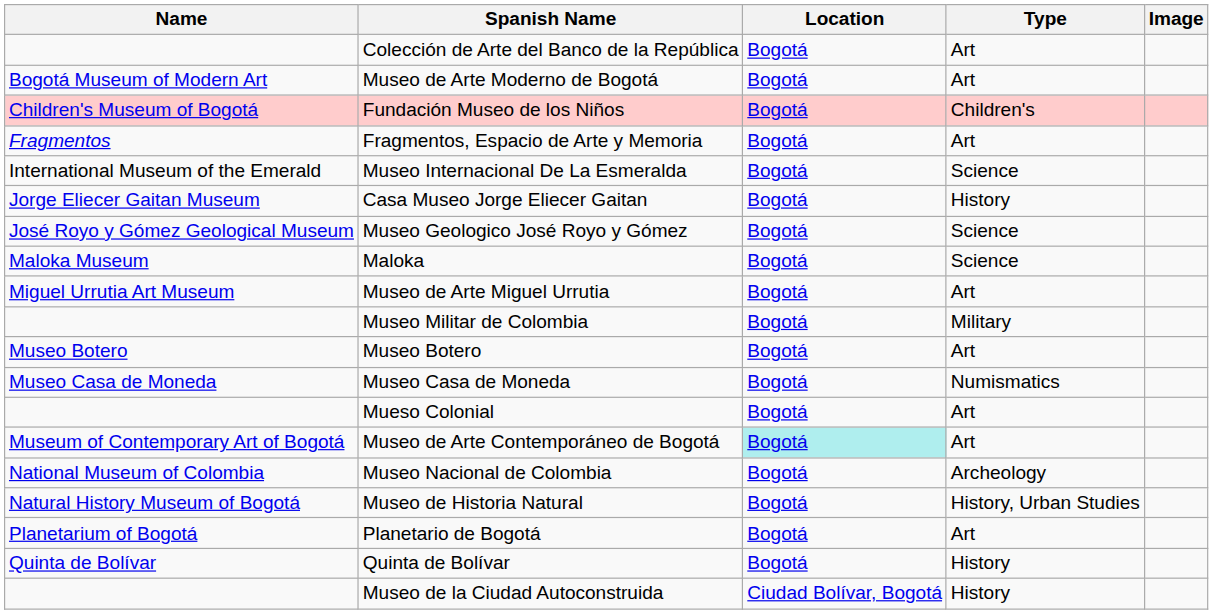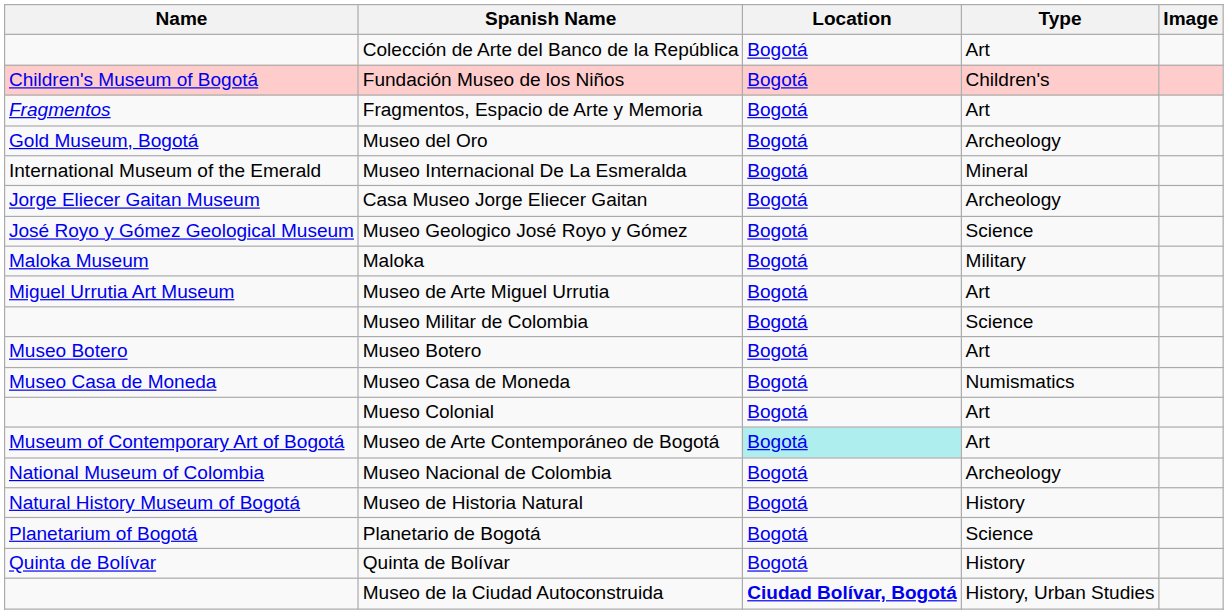- row: (510, 79)
+ row: (425, 140)
(985, 170) Science -> (997, 170) Mineral
(980, 200) History -> (1013, 200) Archeology
(985, 261) Science -> (996, 261) Military
(981, 321) Military -> (999, 321) Science
(1045, 502) History, Urban Studies -> (995, 502) History
(963, 532) Art -> (999, 532) Science
(845, 593) normal -> (852, 593) bold
(980, 593) History -> (1060, 593) History, Urban Studies
